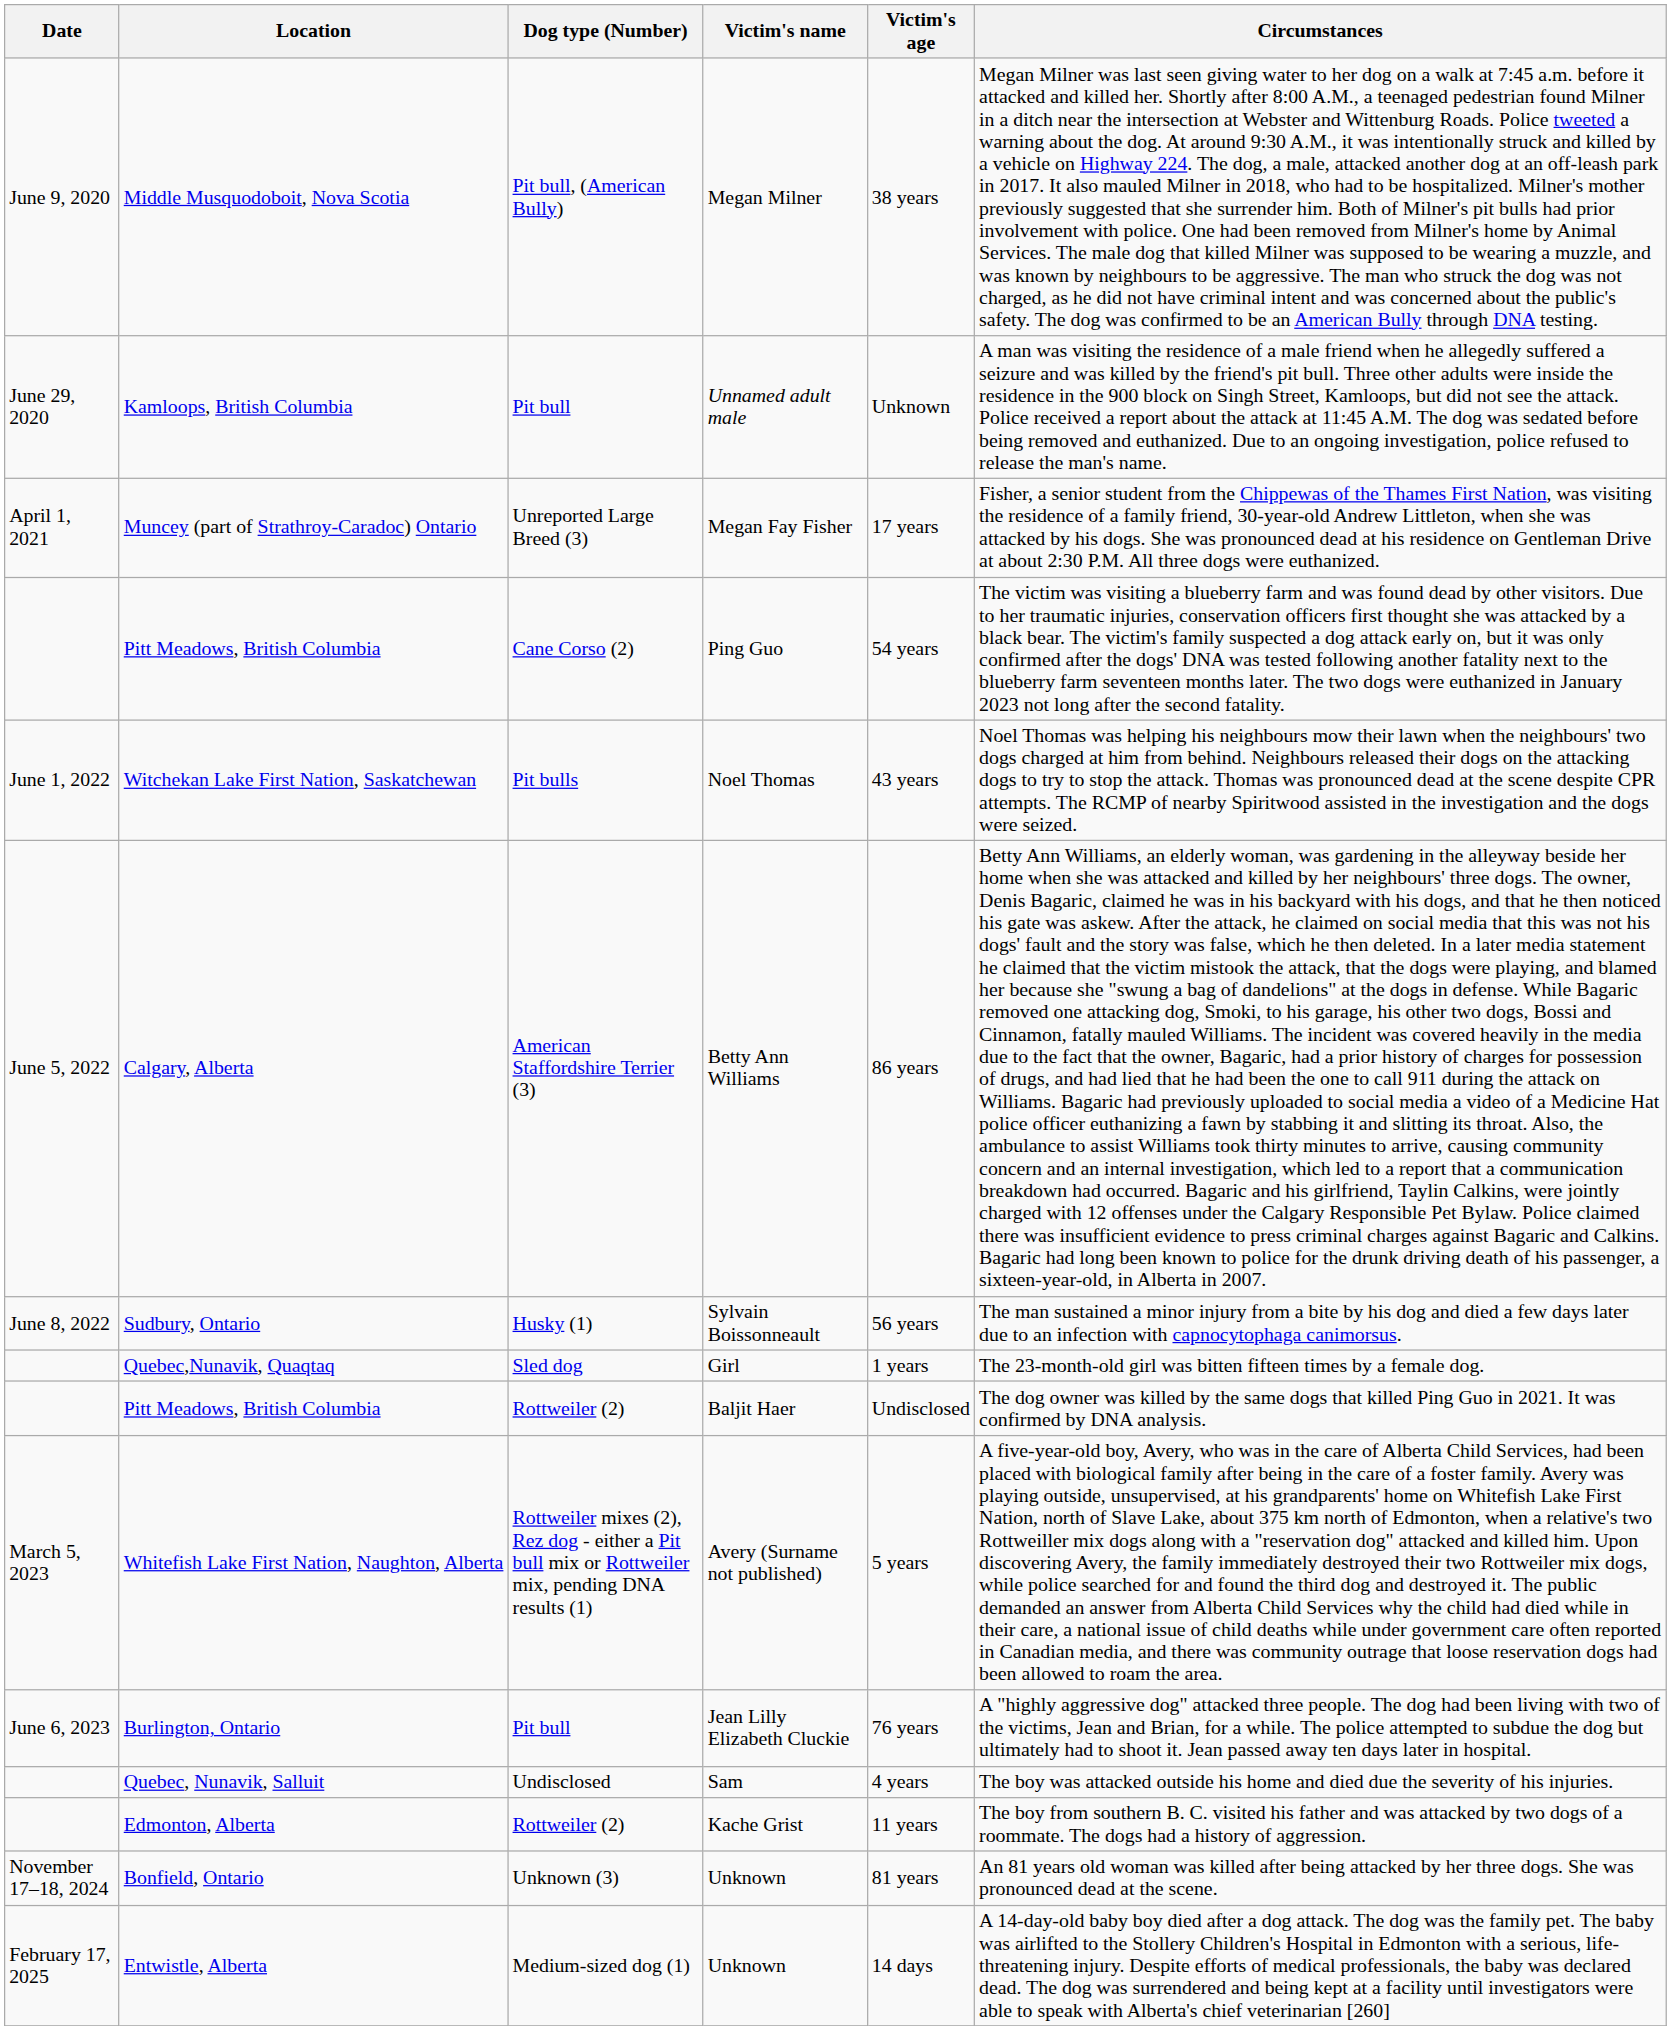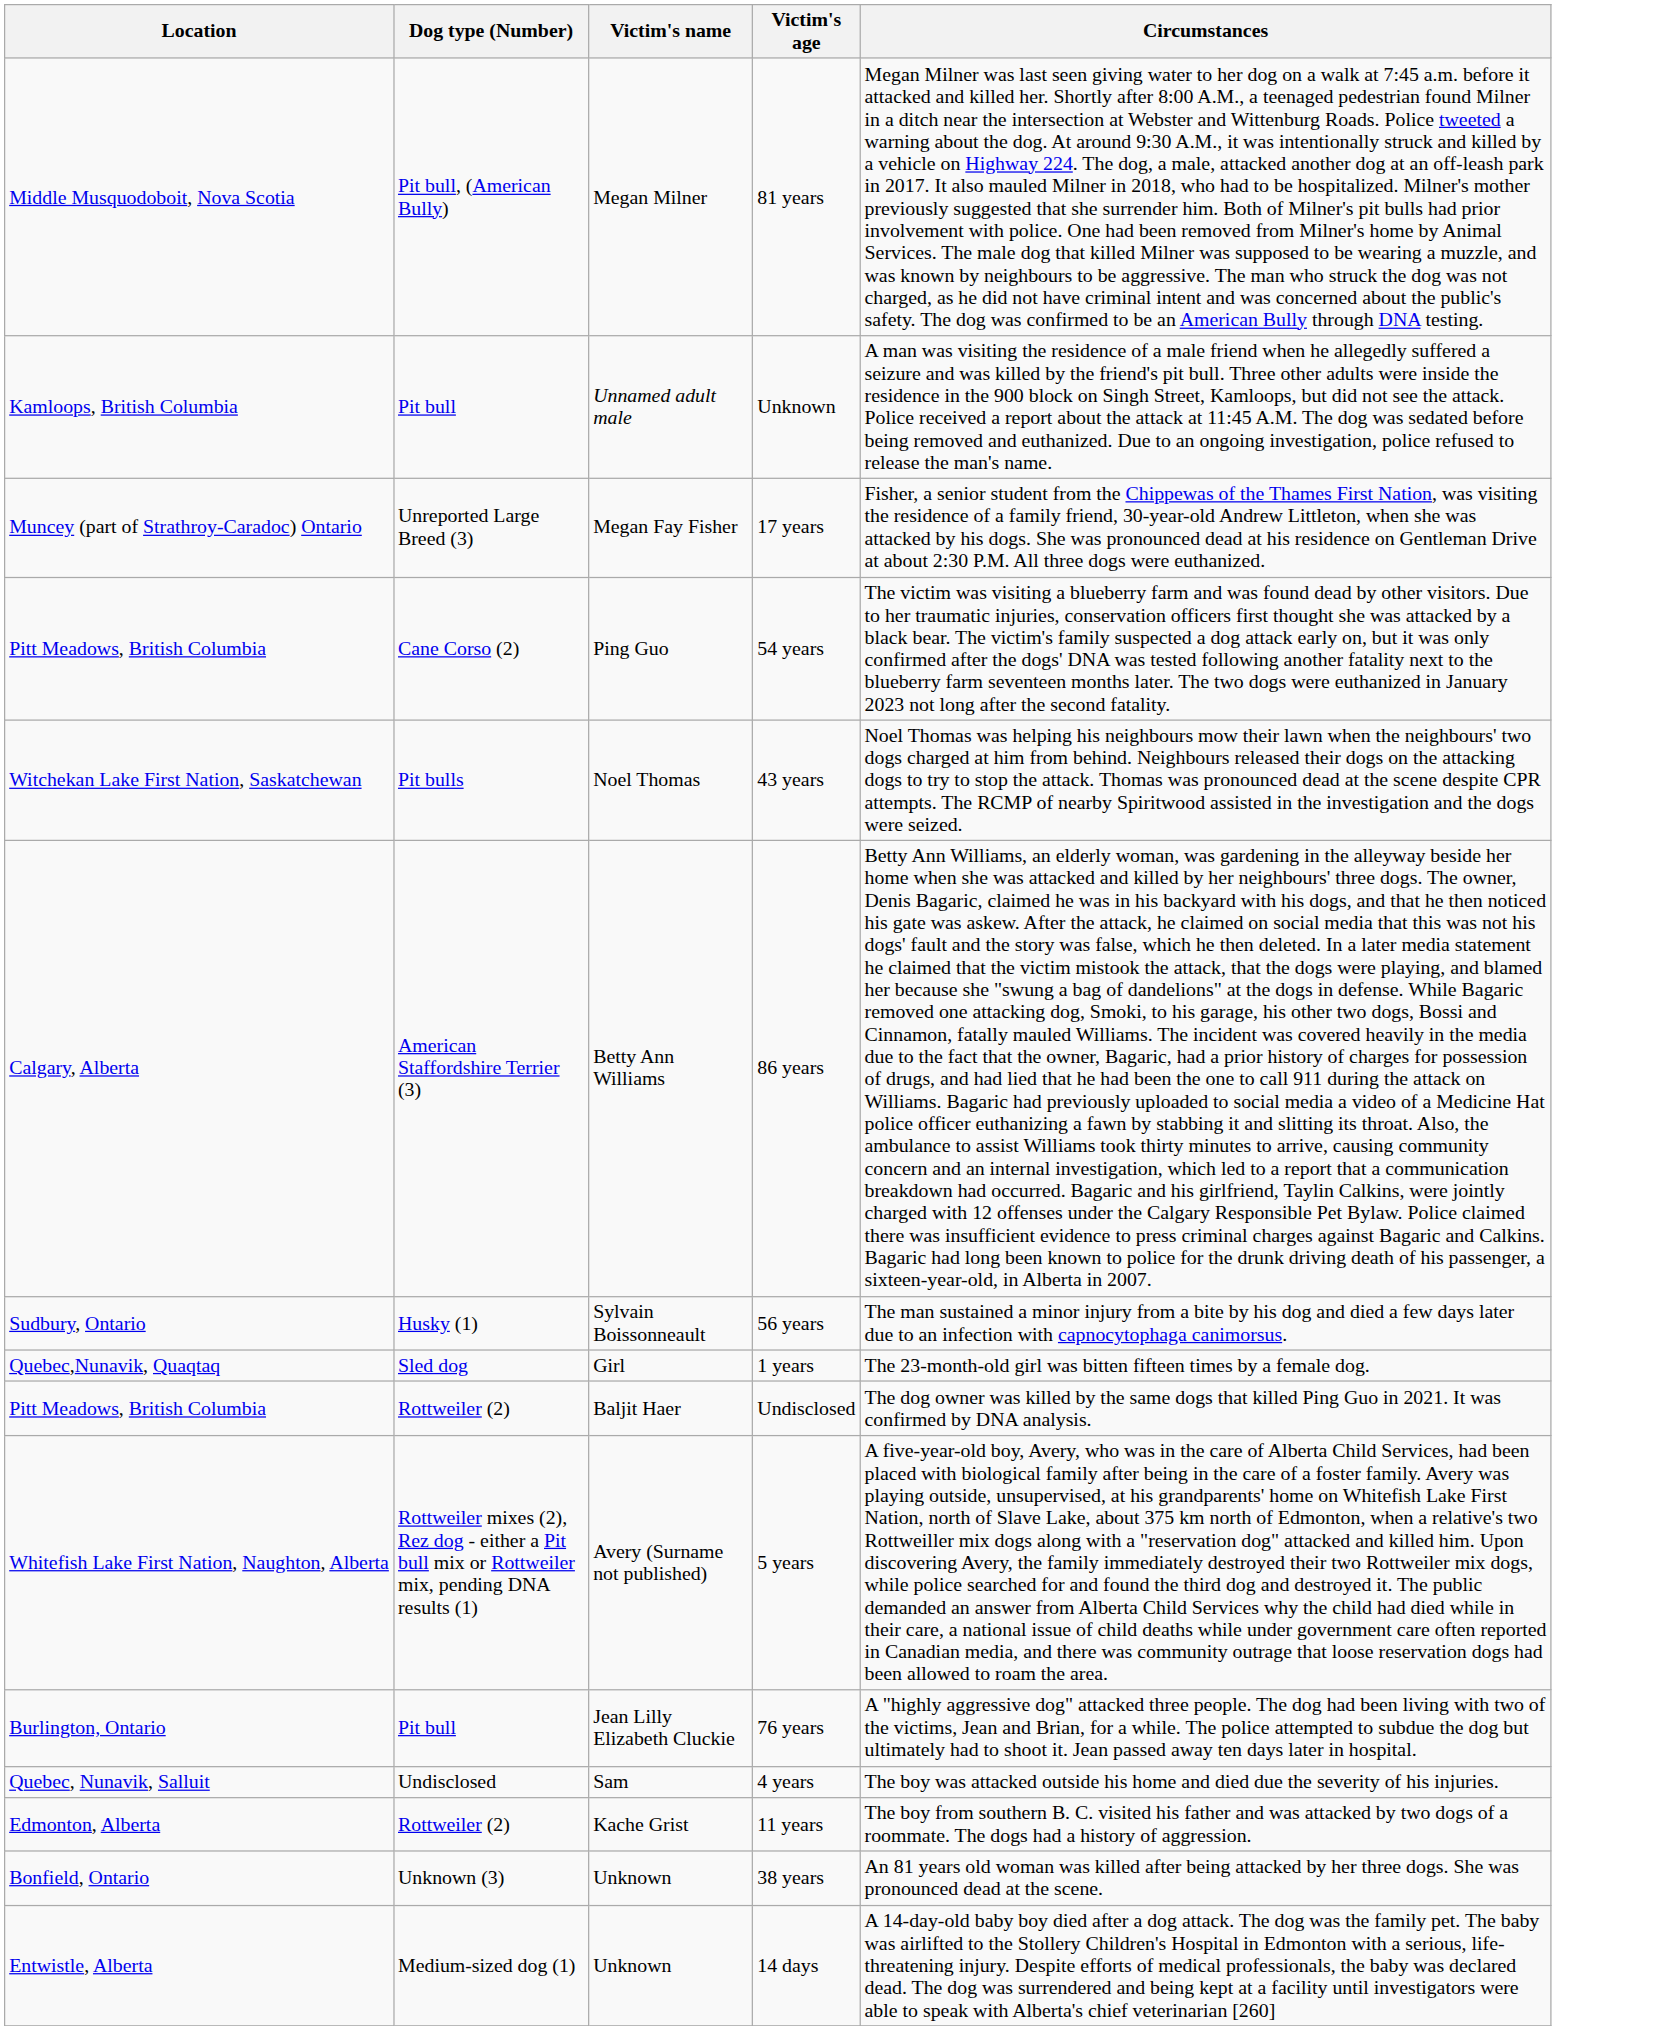- column: (62, 31)
(905, 196) 38 years -> (791, 196) 81 years
(905, 1878) 81 years -> (791, 1878) 38 years
